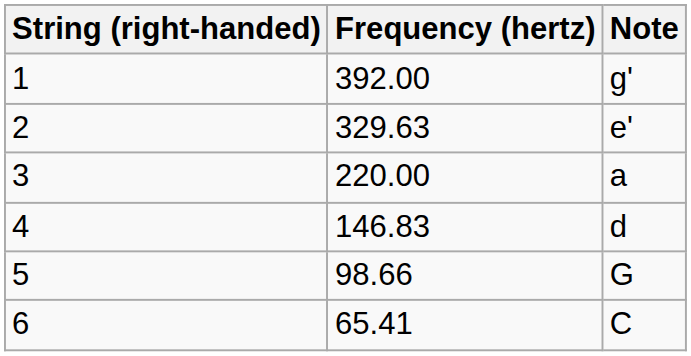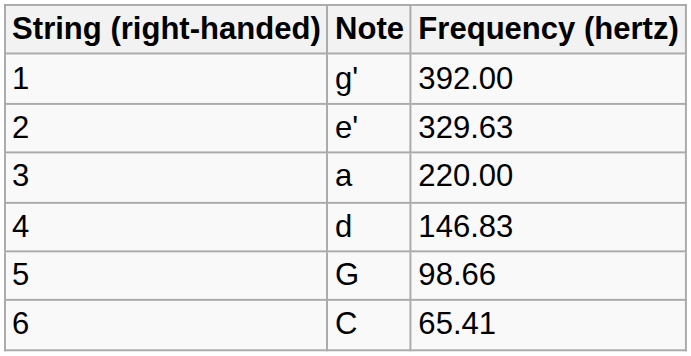columns swapped: (644, 29) <-> (465, 29)
